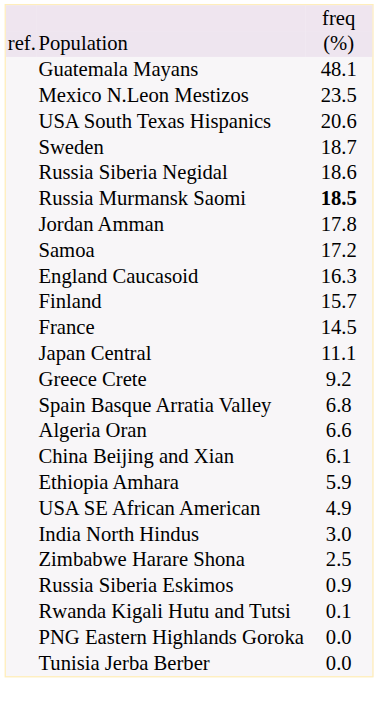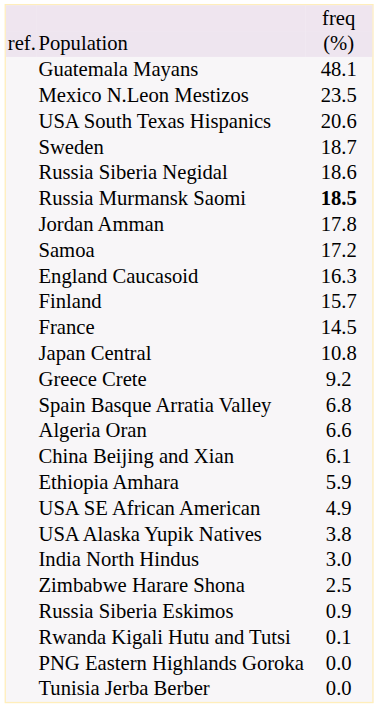(339, 353) 11.1 -> (339, 353) 10.8
+ row: (150, 534)
